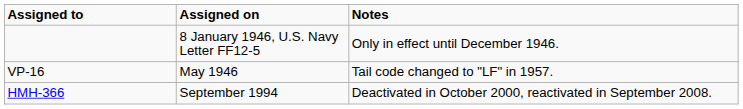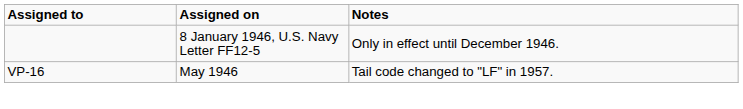- row: (36, 93)
